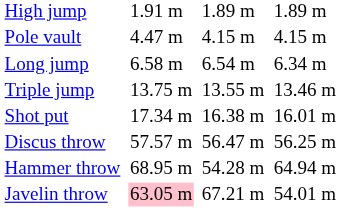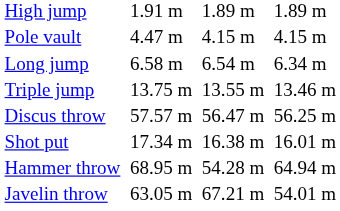rows swapped: (37, 115) <-> (55, 142)
(161, 194) pink background -> (161, 194) no background
